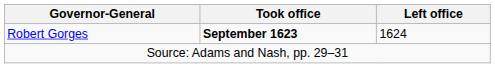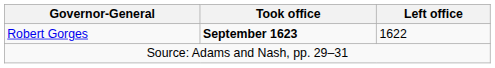(393, 33) 1624 -> (393, 33) 1622
